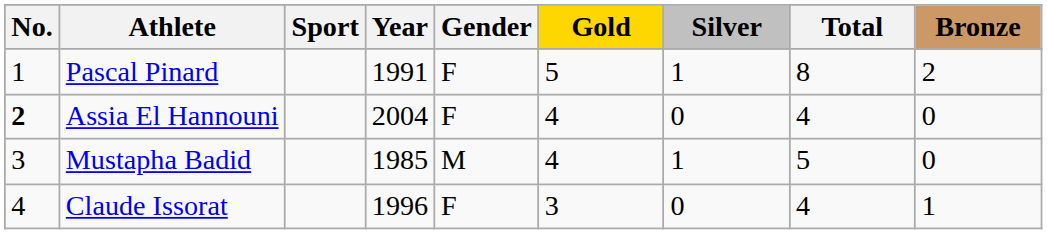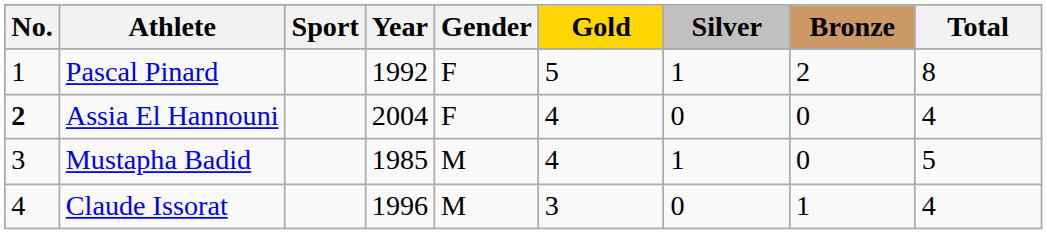columns swapped: (978, 26) <-> (852, 26)
(400, 71) 1991 -> (400, 71) 1992
(449, 205) F -> (454, 205) M
